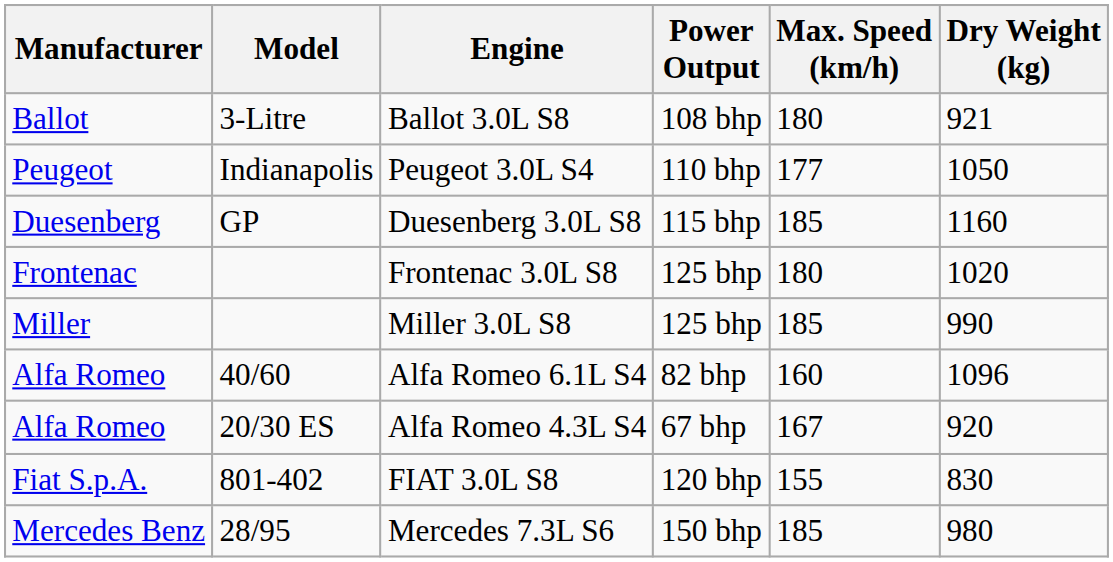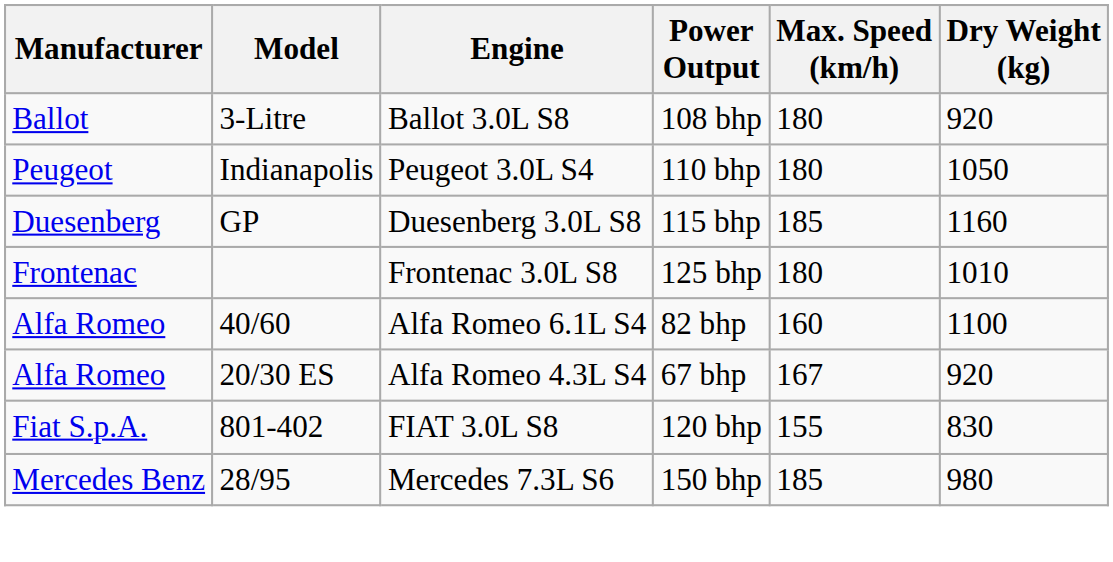(970, 118) 921 -> (970, 118) 920
(800, 170) 177 -> (800, 170) 180
(978, 272) 1020 -> (978, 272) 1010
- row: (479, 324)
(978, 375) 1096 -> (977, 324) 1100
